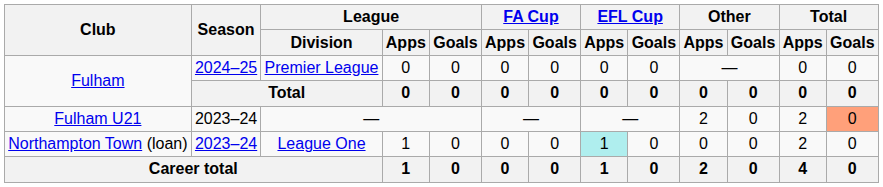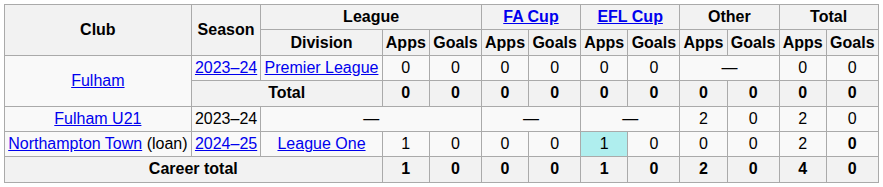(226, 67) 2024–25 -> (226, 67) 2023–24
(852, 118) lightsalmon background -> (852, 118) no background
(226, 144) 2023–24 -> (226, 144) 2024–25
(852, 144) normal -> (852, 144) bold
